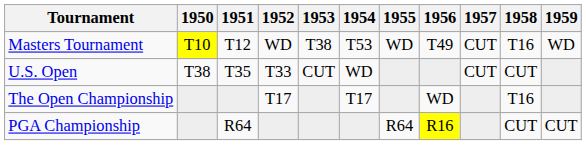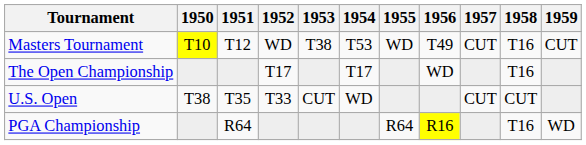(561, 45) WD -> (561, 45) CUT
rows swapped: (43, 72) <-> (91, 99)
(521, 126) CUT -> (521, 126) T16
(561, 126) CUT -> (561, 126) WD
